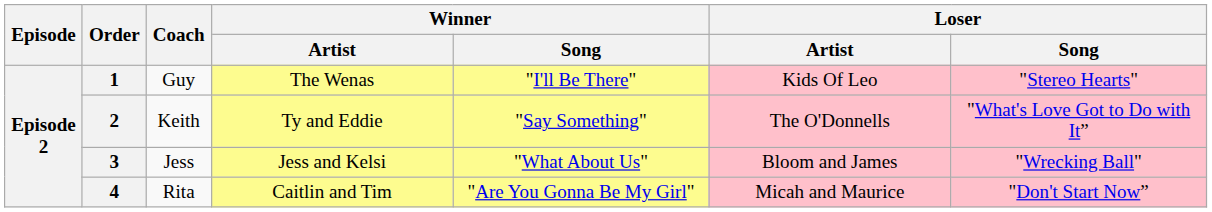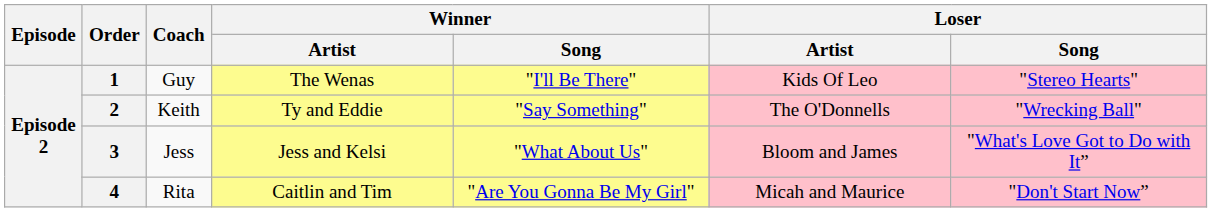(1079, 120) "What's Love Got to Do with It” -> (1079, 110) "Wrecking Ball"
(1079, 161) "Wrecking Ball" -> (1079, 151) "What's Love Got to Do with It”
